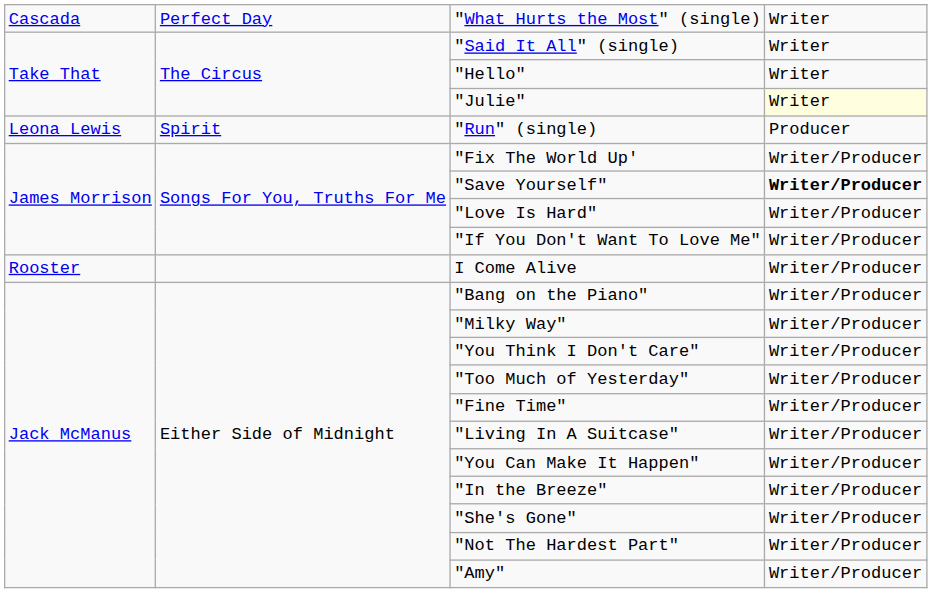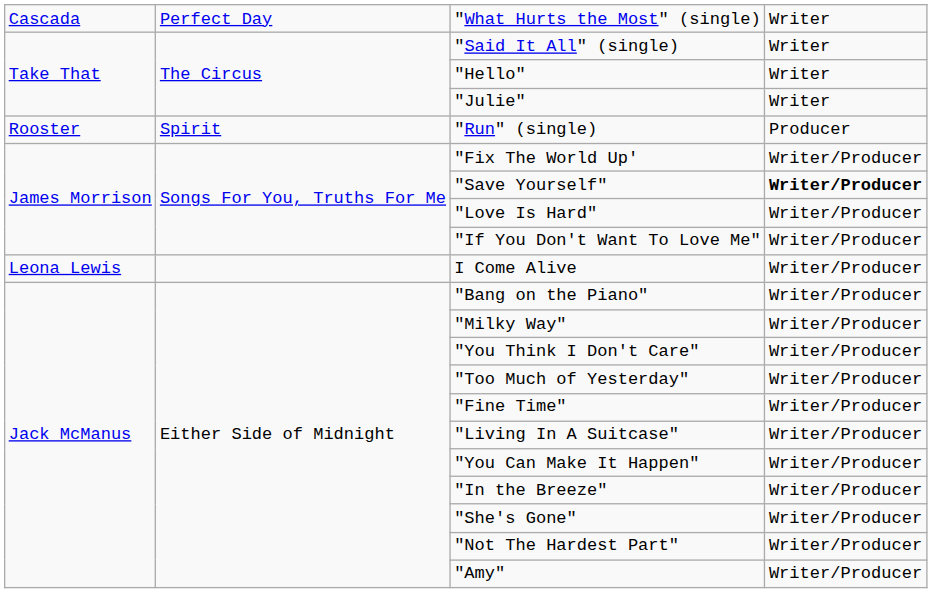(800, 102) lightyellow background -> (800, 102) no background
(65, 130) Leona Lewis -> (44, 130) Rooster
(44, 268) Rooster -> (65, 268) Leona Lewis
